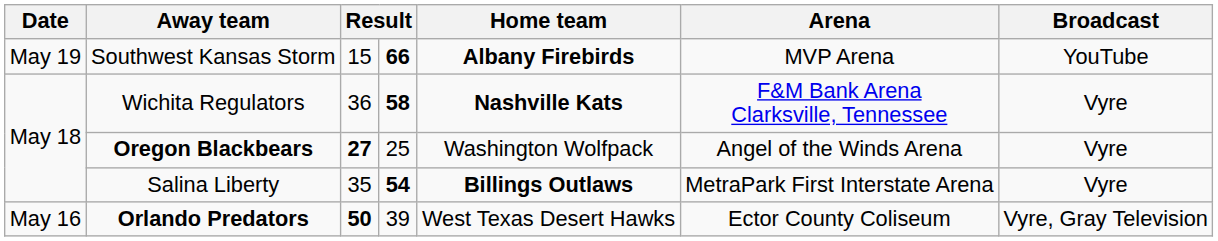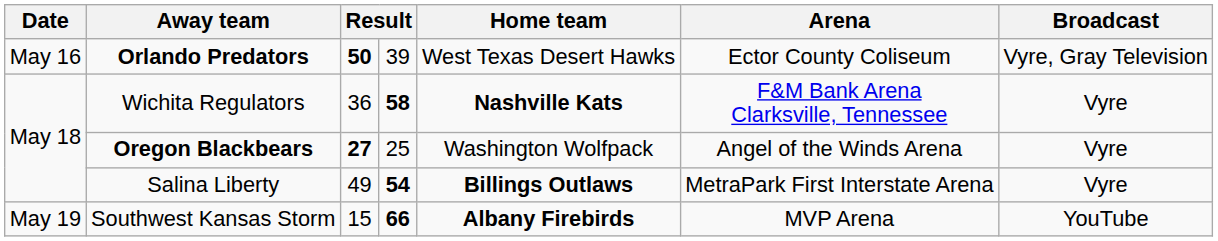rows swapped: (213, 218) <-> (213, 56)
(360, 184) 35 -> (360, 184) 49
